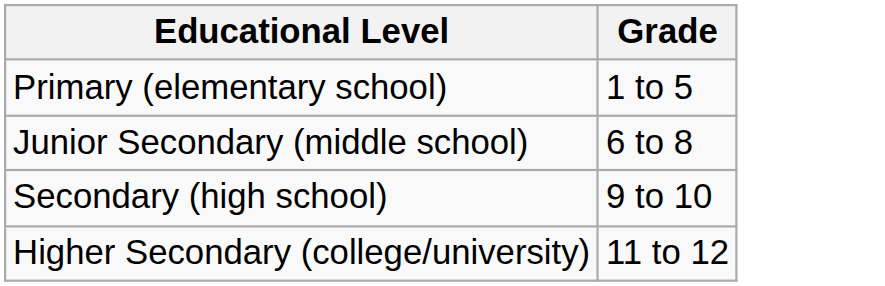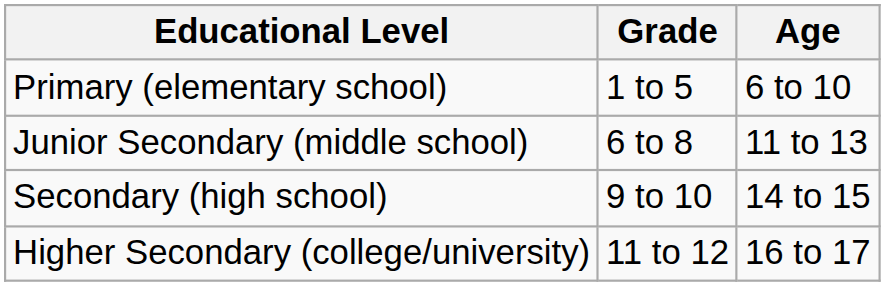+ column: (808, 32)
